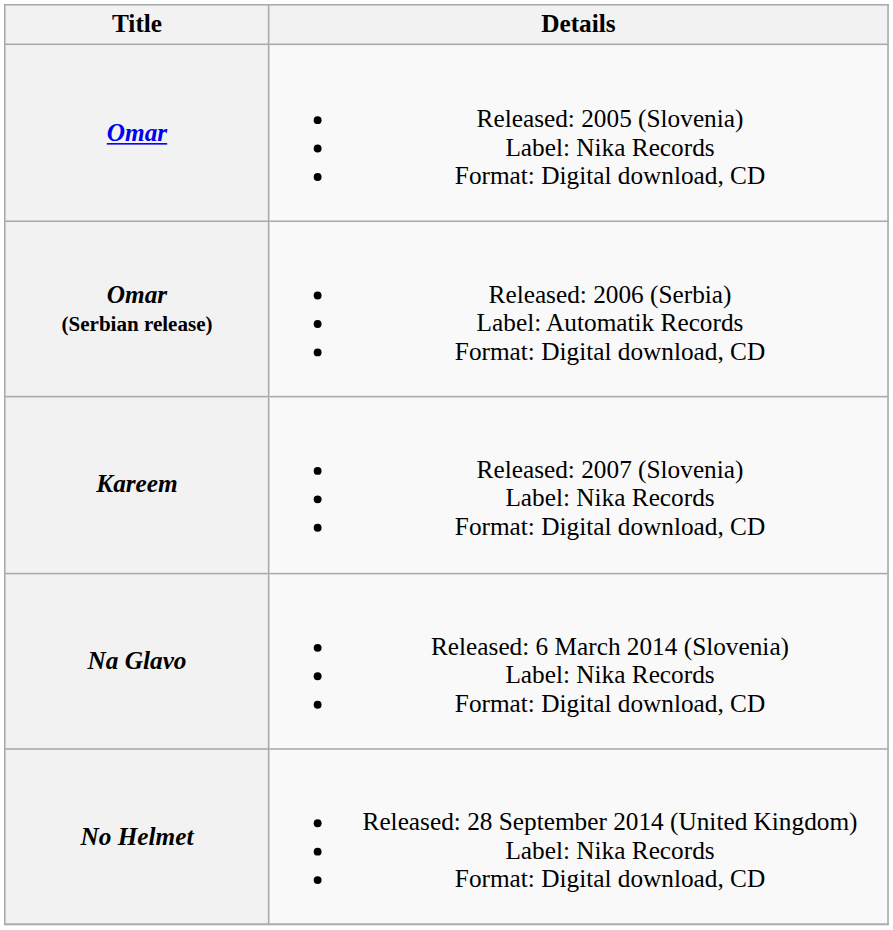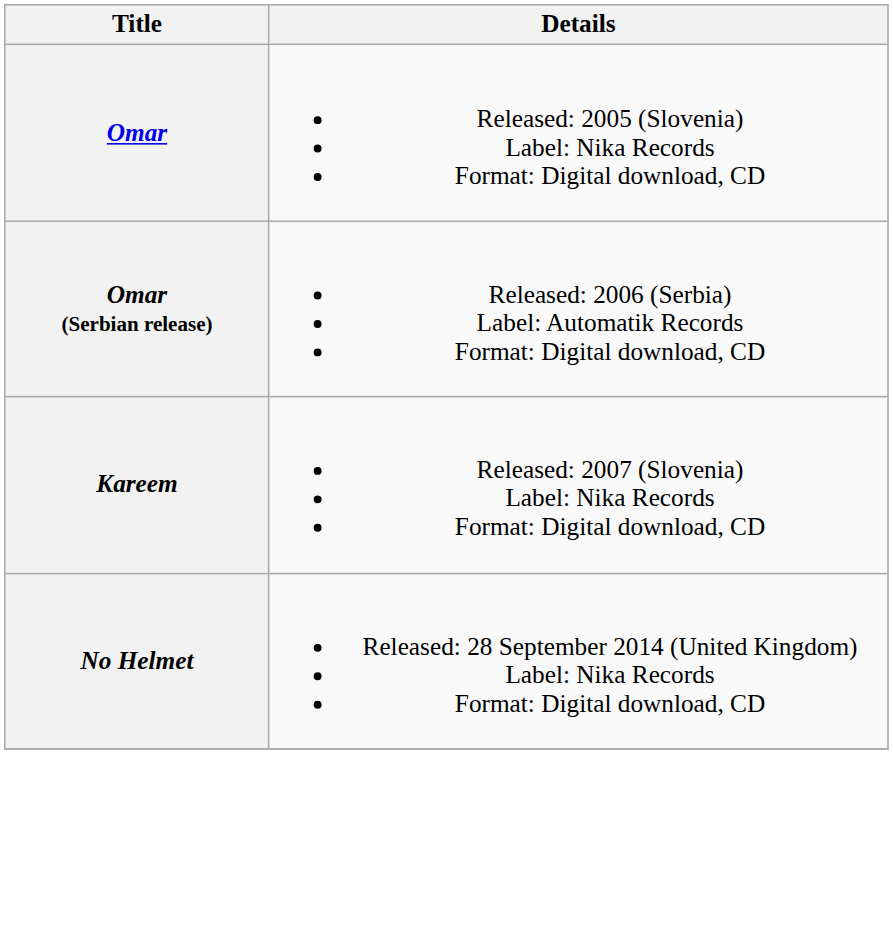- row: (137, 660)
